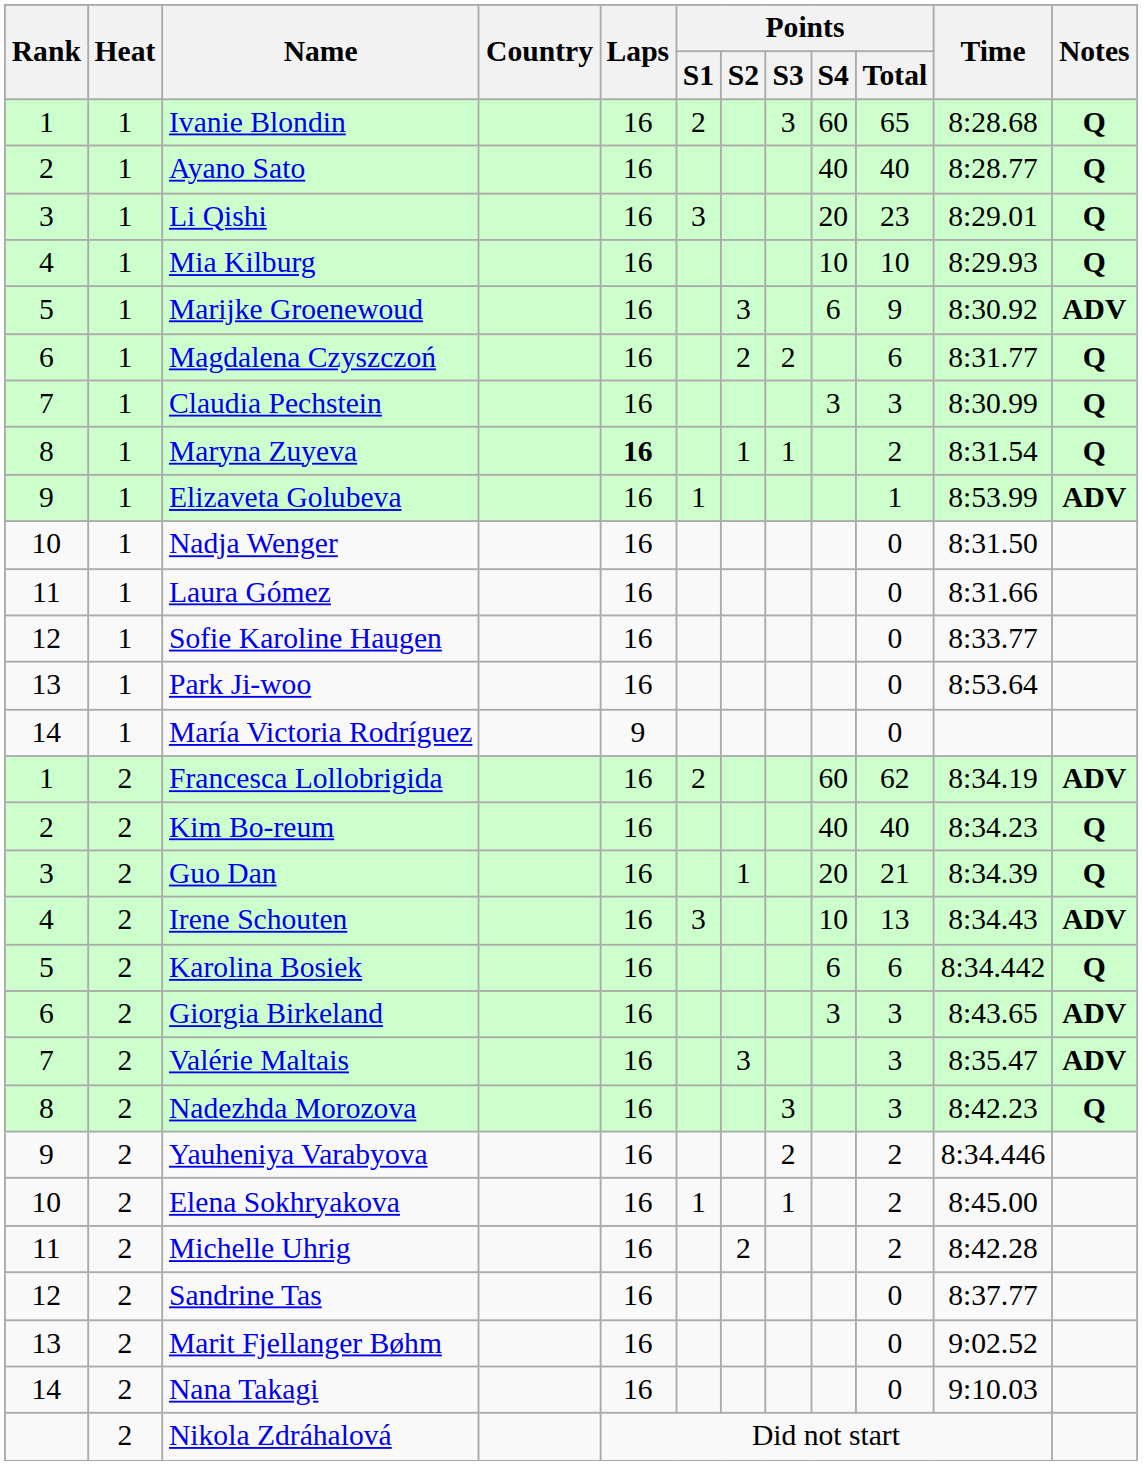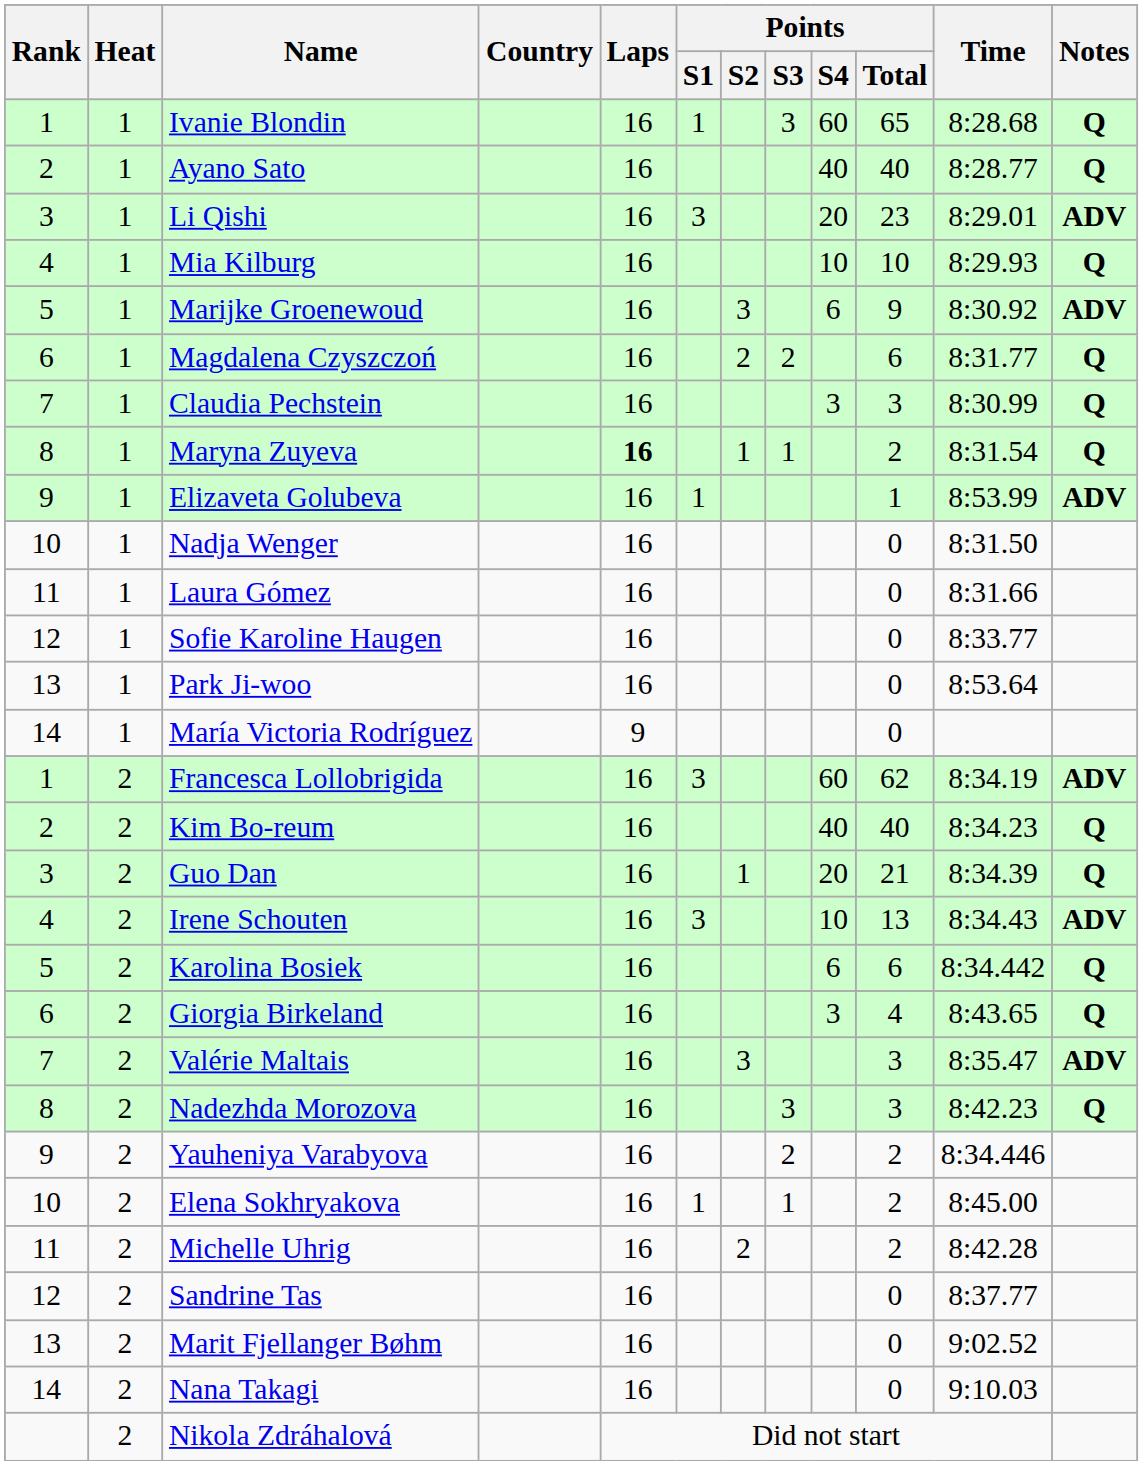(698, 121) 2 -> (698, 121) 1
(1094, 215) Q -> (1094, 215) ADV
(698, 779) 2 -> (698, 779) 3
(895, 1013) 3 -> (895, 1013) 4
(1094, 1013) ADV -> (1094, 1013) Q
